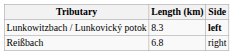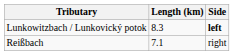(157, 43) 6.8 -> (157, 43) 7.1
